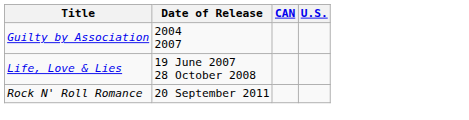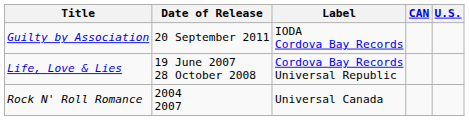+ column: (339, 14)
(168, 38) 2004 2007 -> (212, 38) 20 September 2011
(212, 94) 20 September 2011 -> (168, 100) 2004 2007
